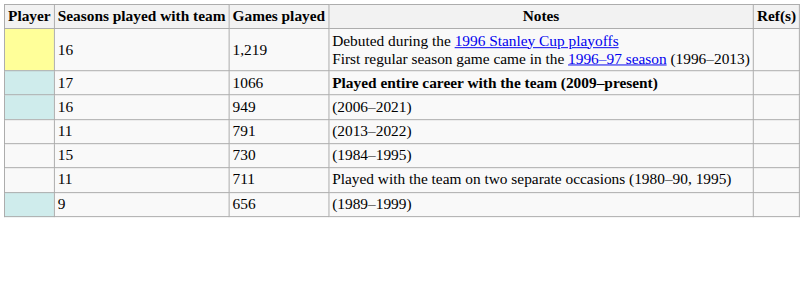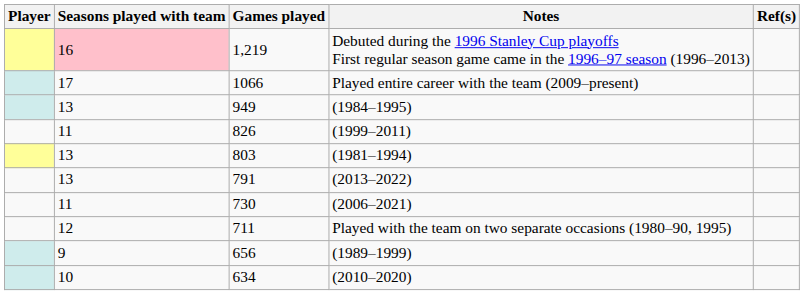(65, 49) no background -> (65, 49) pink background
(495, 82) bold -> (485, 82) normal
(65, 107) 16 -> (65, 107) 13
(372, 107) (2006–2021) -> (372, 107) (1984–1995)
+ row: (244, 131)
+ row: (244, 155)
(65, 131) 11 -> (65, 180) 13
(65, 155) 15 -> (65, 204) 11
(372, 155) (1984–1995) -> (372, 204) (2006–2021)
(65, 180) 11 -> (65, 228) 12
+ row: (244, 277)
